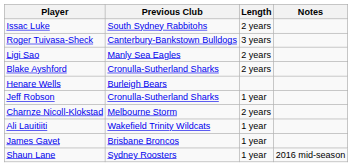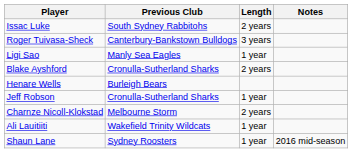(256, 55) 2 years -> (254, 55) 1 year
- row: (33, 141)
